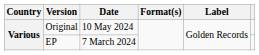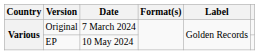(108, 27) 10 May 2024 -> (109, 27) 7 March 2024
(109, 42) 7 March 2024 -> (108, 42) 10 May 2024
